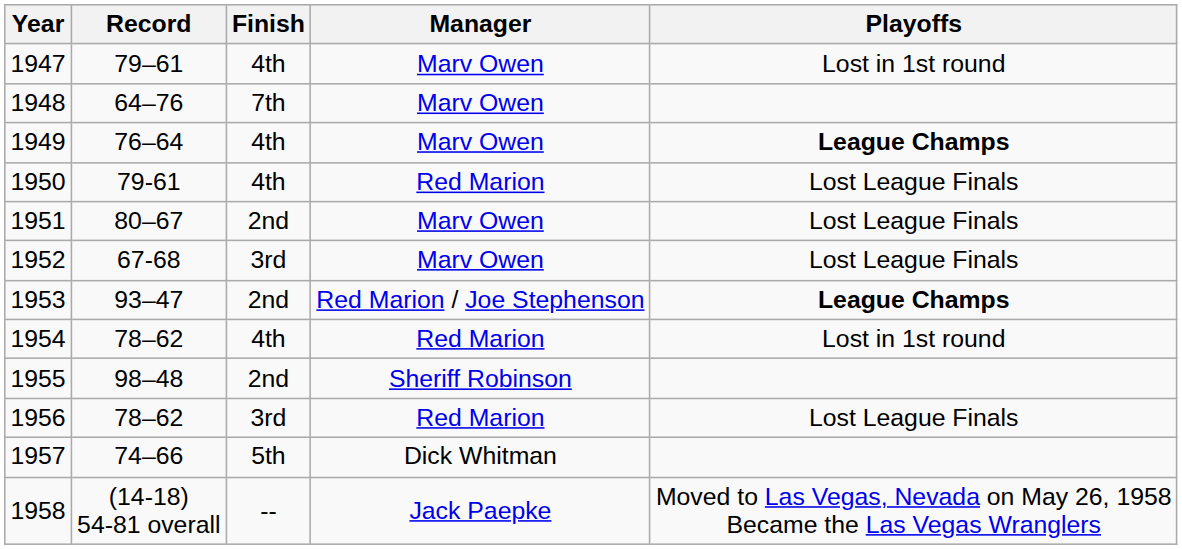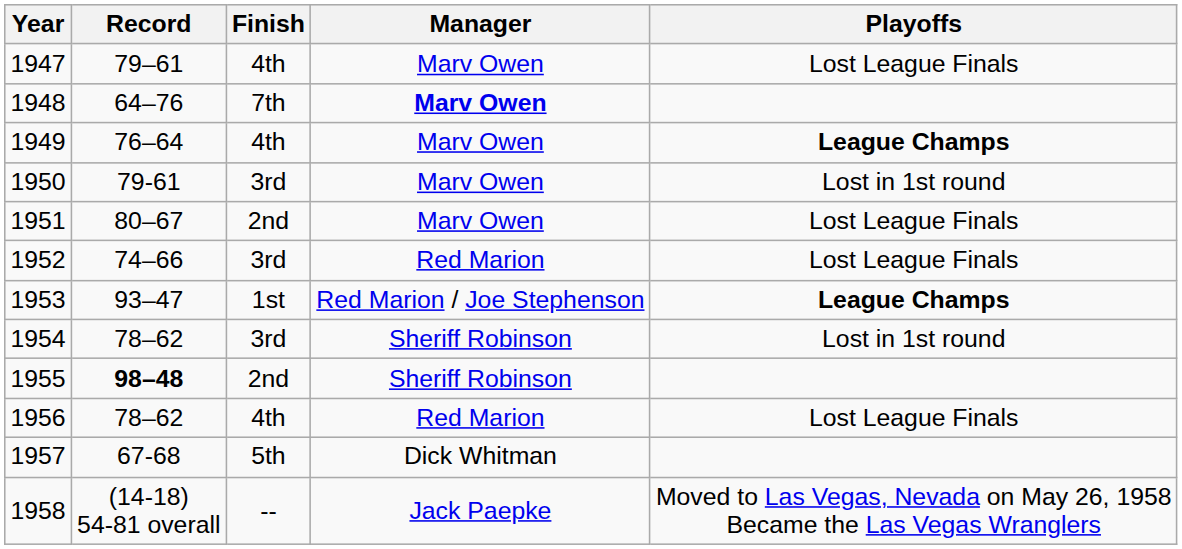(914, 63) Lost in 1st round -> (914, 63) Lost League Finals
(480, 102) normal -> (480, 102) bold
(268, 181) 4th -> (268, 181) 3rd
(480, 181) Red Marion -> (480, 181) Marv Owen
(914, 181) Lost League Finals -> (914, 181) Lost in 1st round
(149, 260) 67-68 -> (149, 260) 74–66
(480, 260) Marv Owen -> (480, 260) Red Marion
(268, 299) 2nd -> (268, 299) 1st
(268, 338) 4th -> (268, 338) 3rd
(480, 338) Red Marion -> (480, 338) Sheriff Robinson
(149, 378) normal -> (149, 378) bold
(268, 417) 3rd -> (268, 417) 4th
(149, 456) 74–66 -> (149, 456) 67-68
